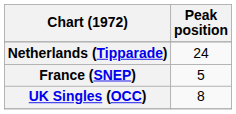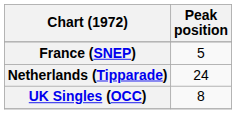rows swapped: (88, 75) <-> (88, 53)
